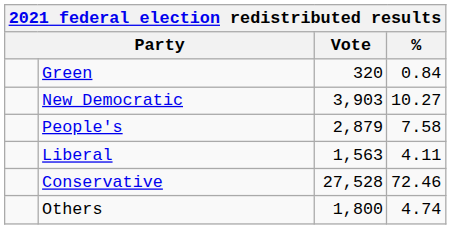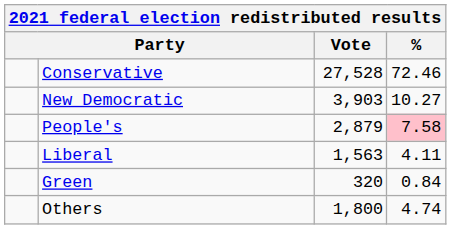rows swapped: (103, 182) <-> (67, 73)
(421, 128) no background -> (421, 128) pink background
